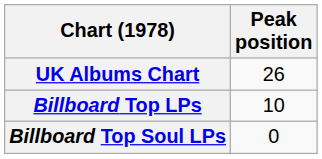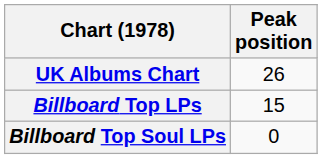(274, 105) 10 -> (274, 105) 15
